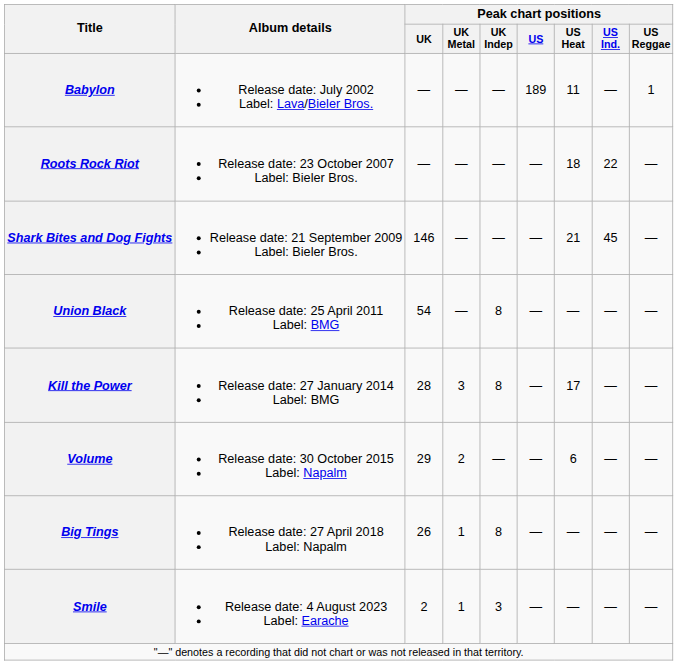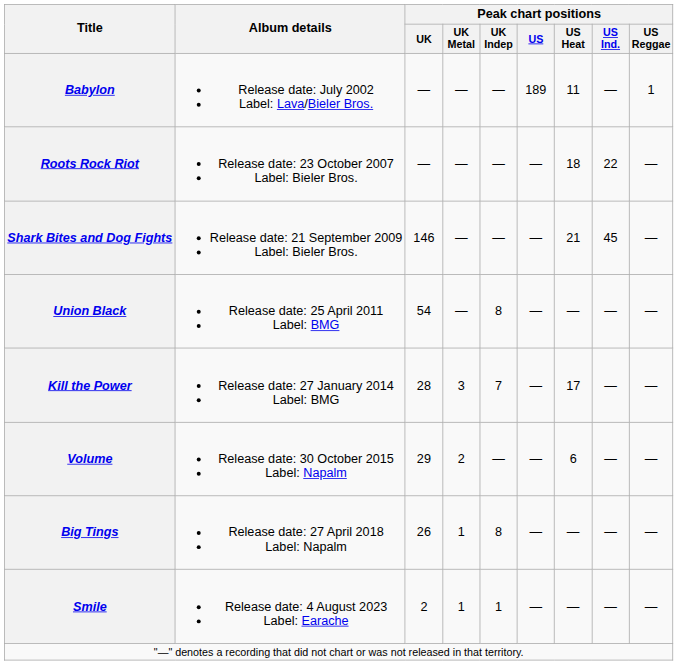(499, 385) 8 -> (499, 385) 7
(499, 606) 3 -> (499, 606) 1
